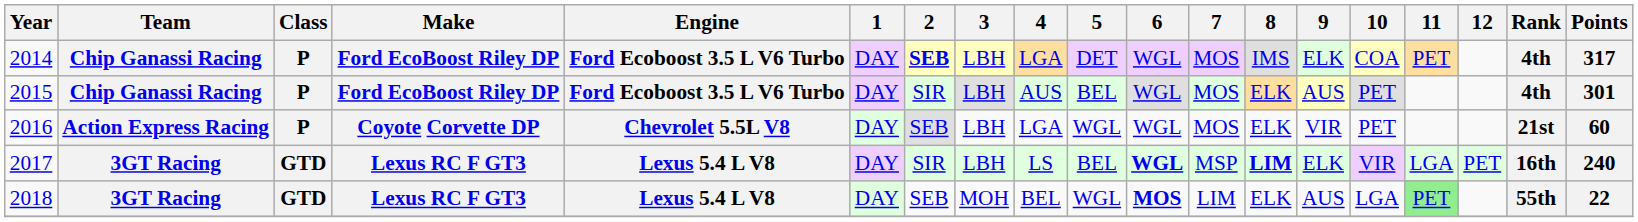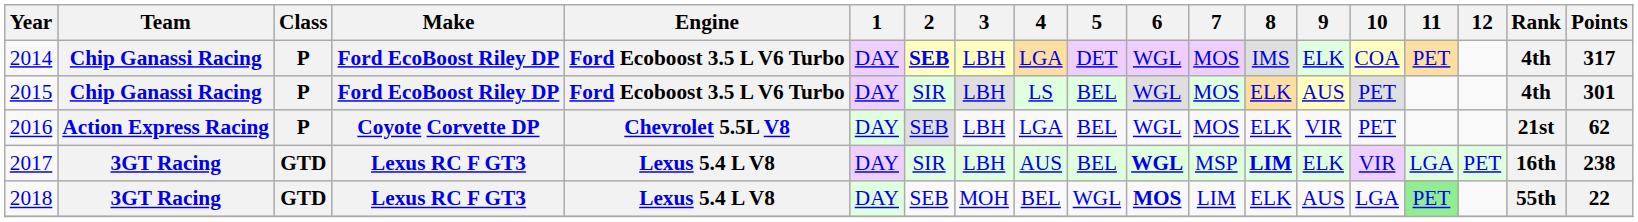(1041, 92) AUS -> (1041, 92) LS
(1097, 127) WGL -> (1097, 127) BEL
(1599, 127) 60 -> (1599, 127) 62
(1041, 163) LS -> (1041, 163) AUS
(1599, 163) 240 -> (1599, 163) 238
